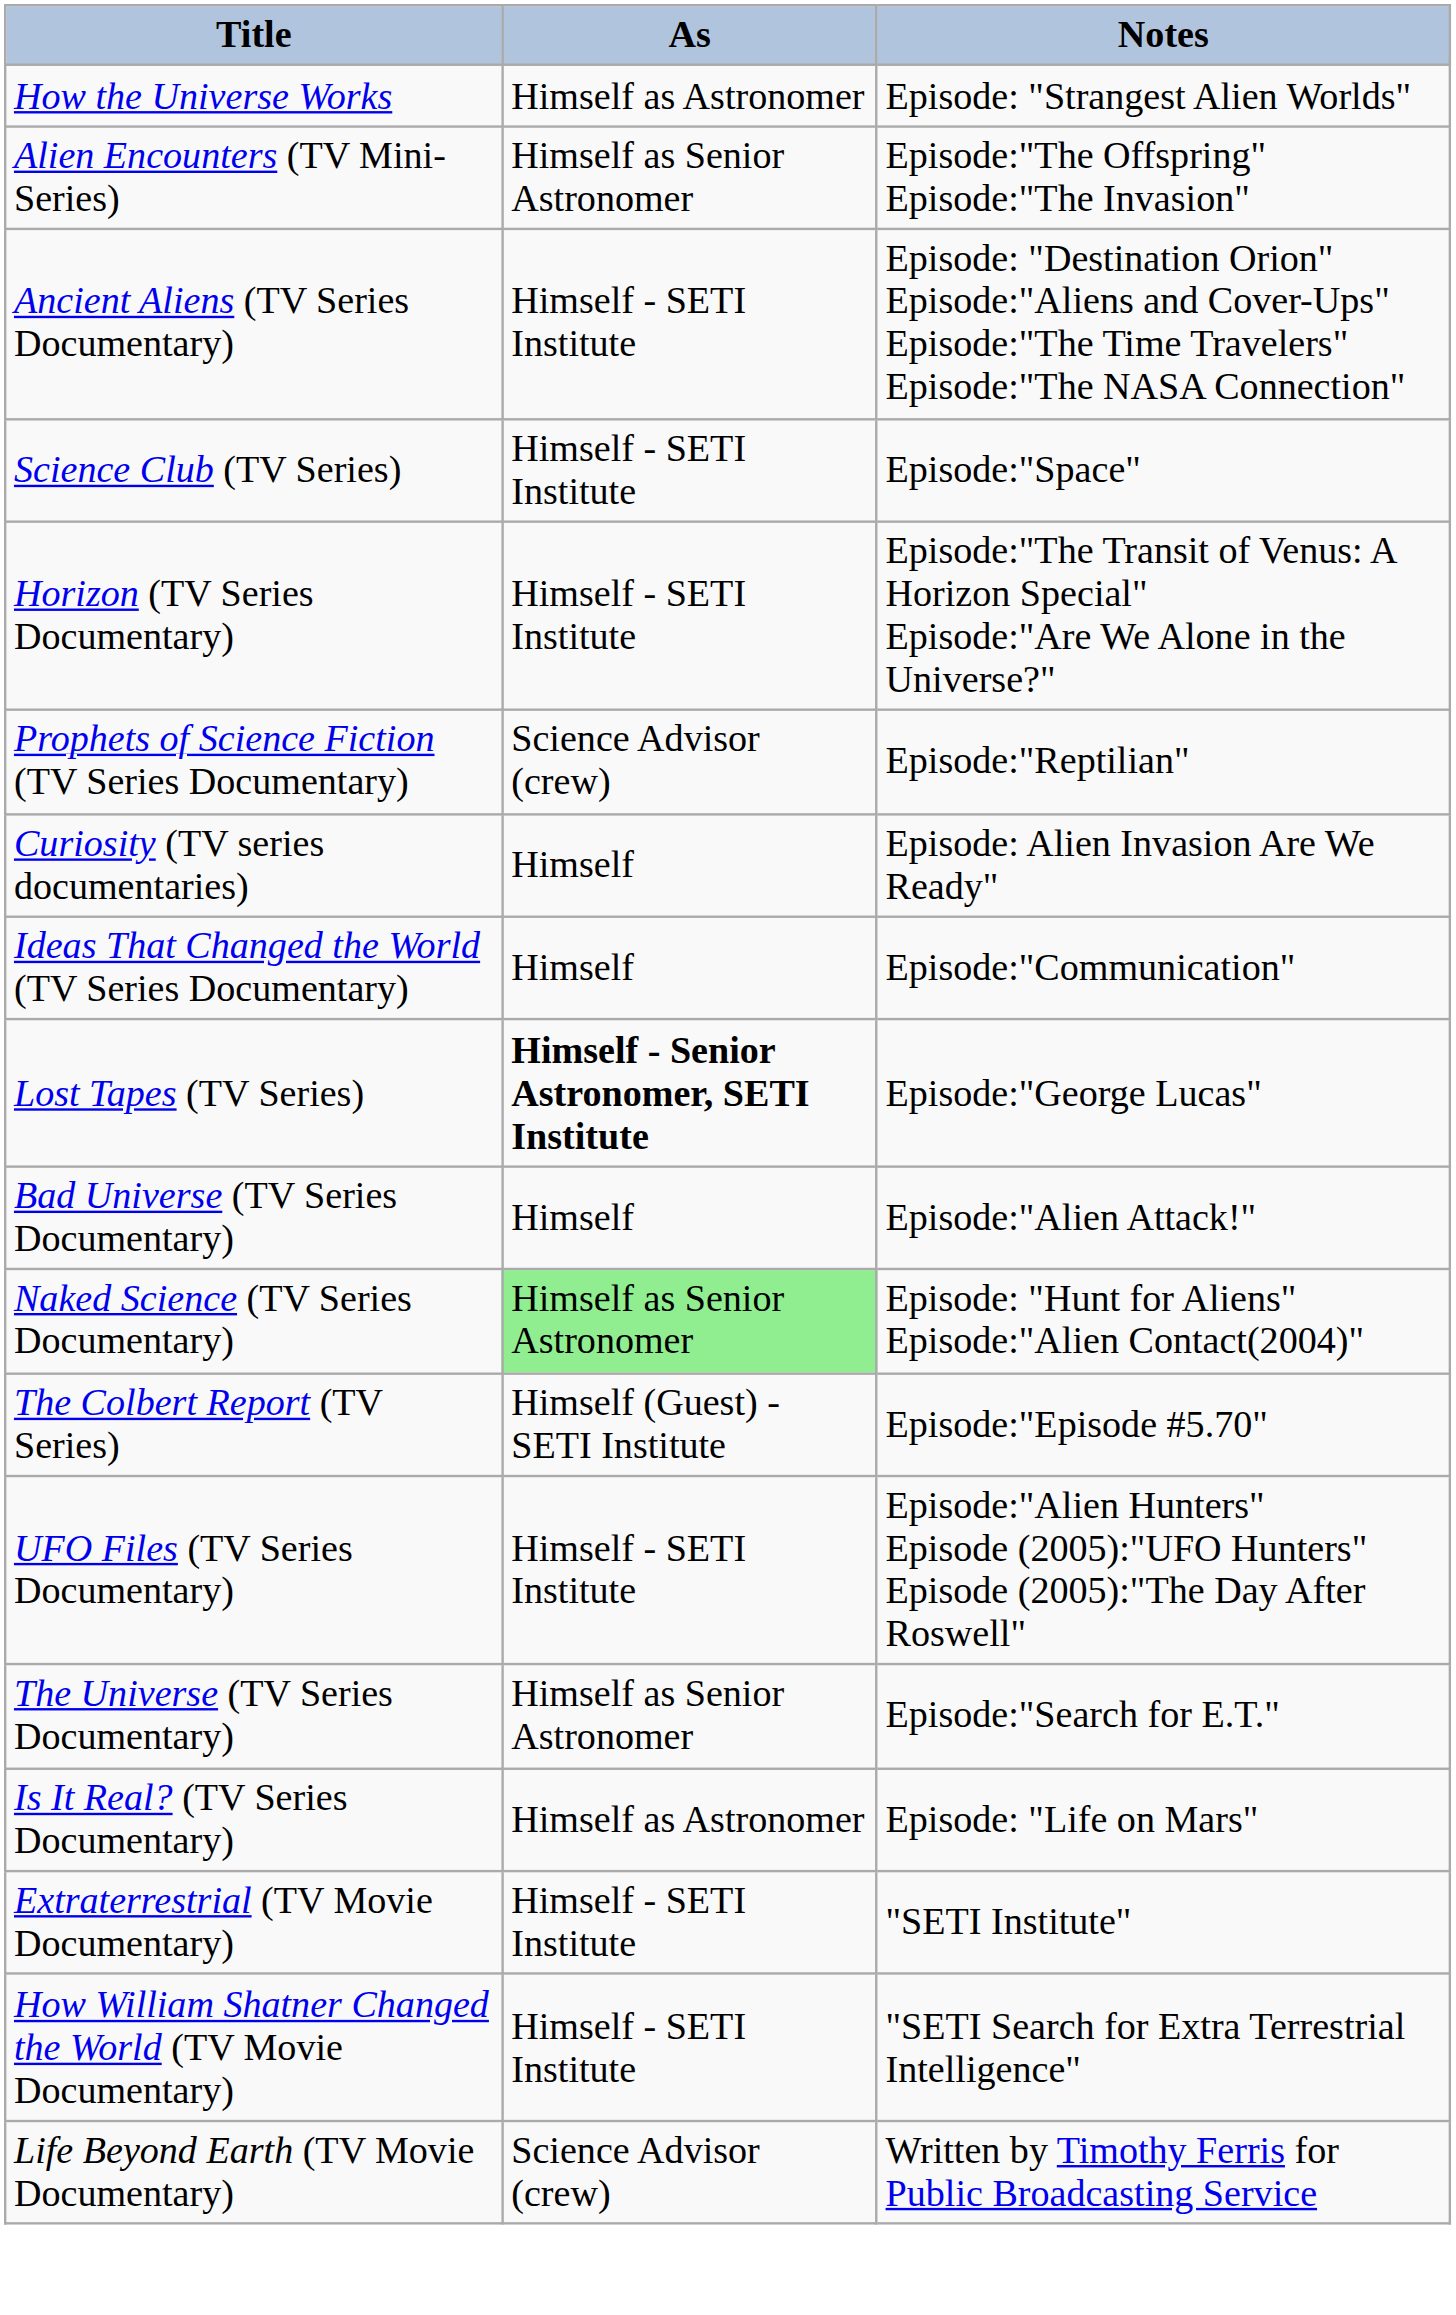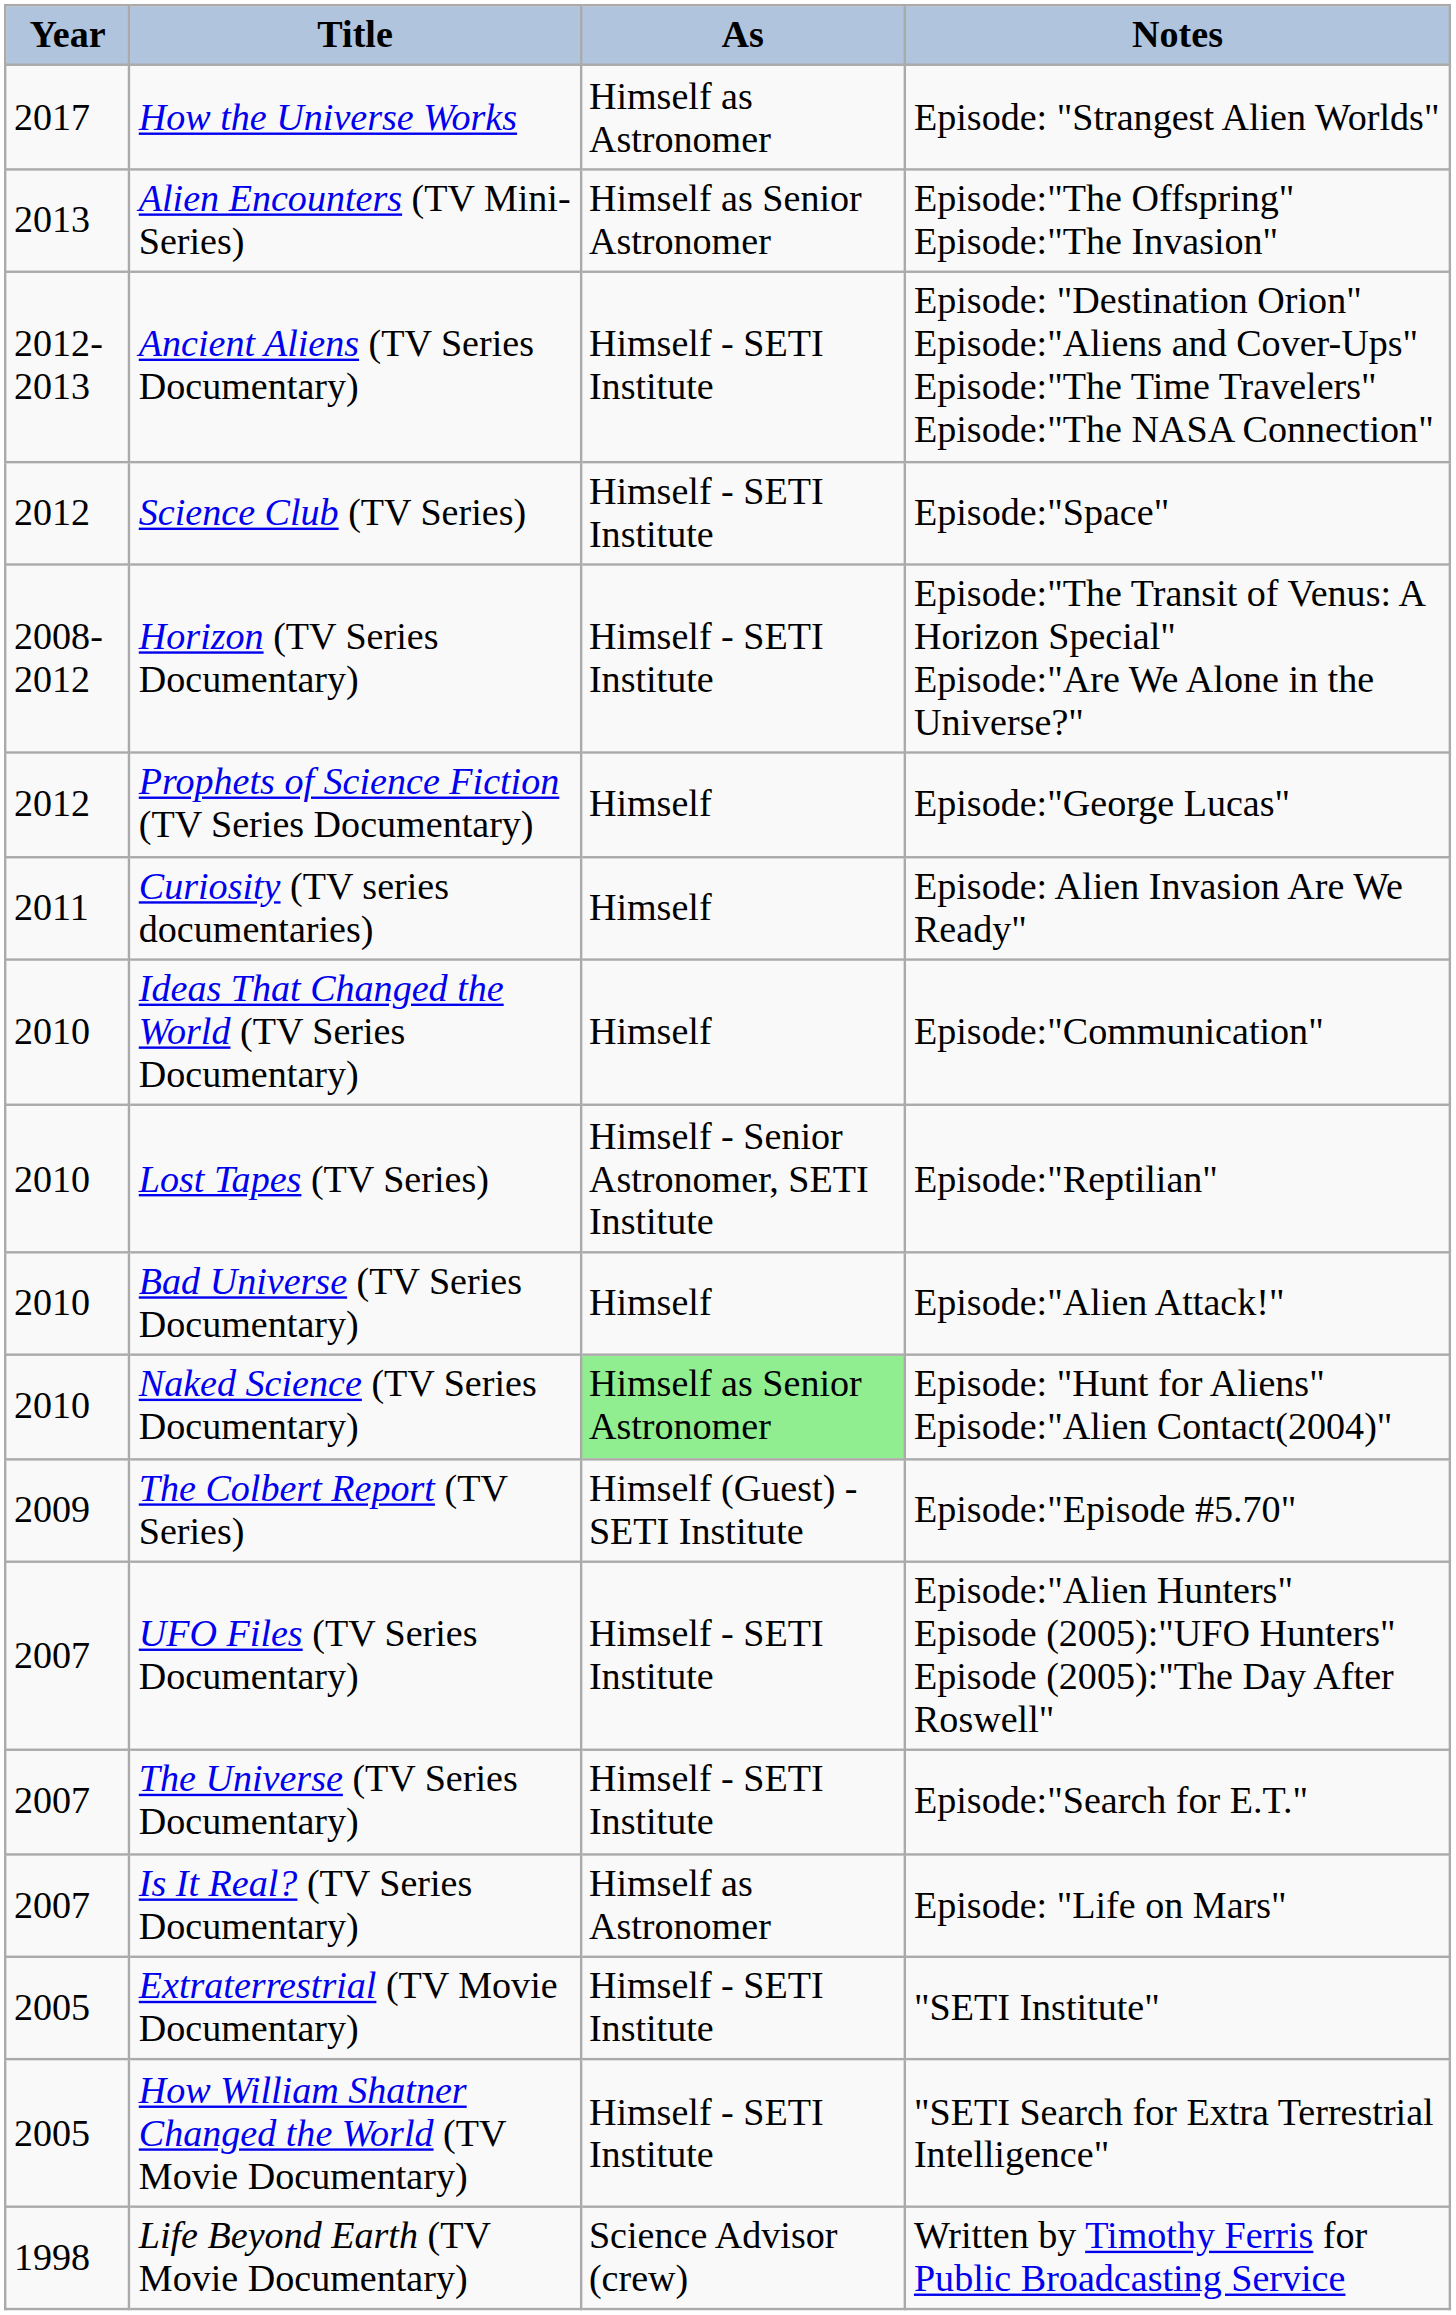+ column: (68, 34)
(636, 761) Science Advisor (crew) -> (650, 804) Himself
(1038, 761) Episode:"Reptilian" -> (1102, 804) Episode:"George Lucas"
(660, 1092) bold -> (729, 1177) normal
(1074, 1092) Episode:"George Lucas" -> (1066, 1177) Episode:"Reptilian"
(648, 1715) Himself as Senior Astronomer -> (706, 1801) Himself - SETI Institute
